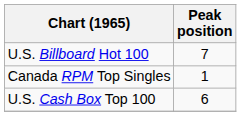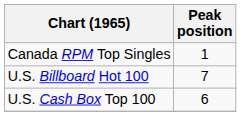rows swapped: (89, 76) <-> (78, 54)
